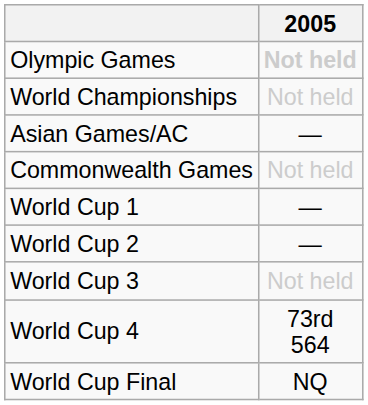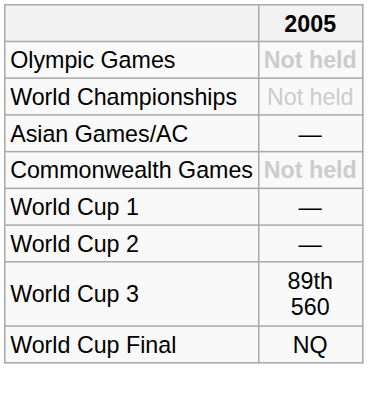(310, 171) normal -> (310, 171) bold
(310, 281) Not held -> (310, 294) 89th 560
- row: (75, 331)
